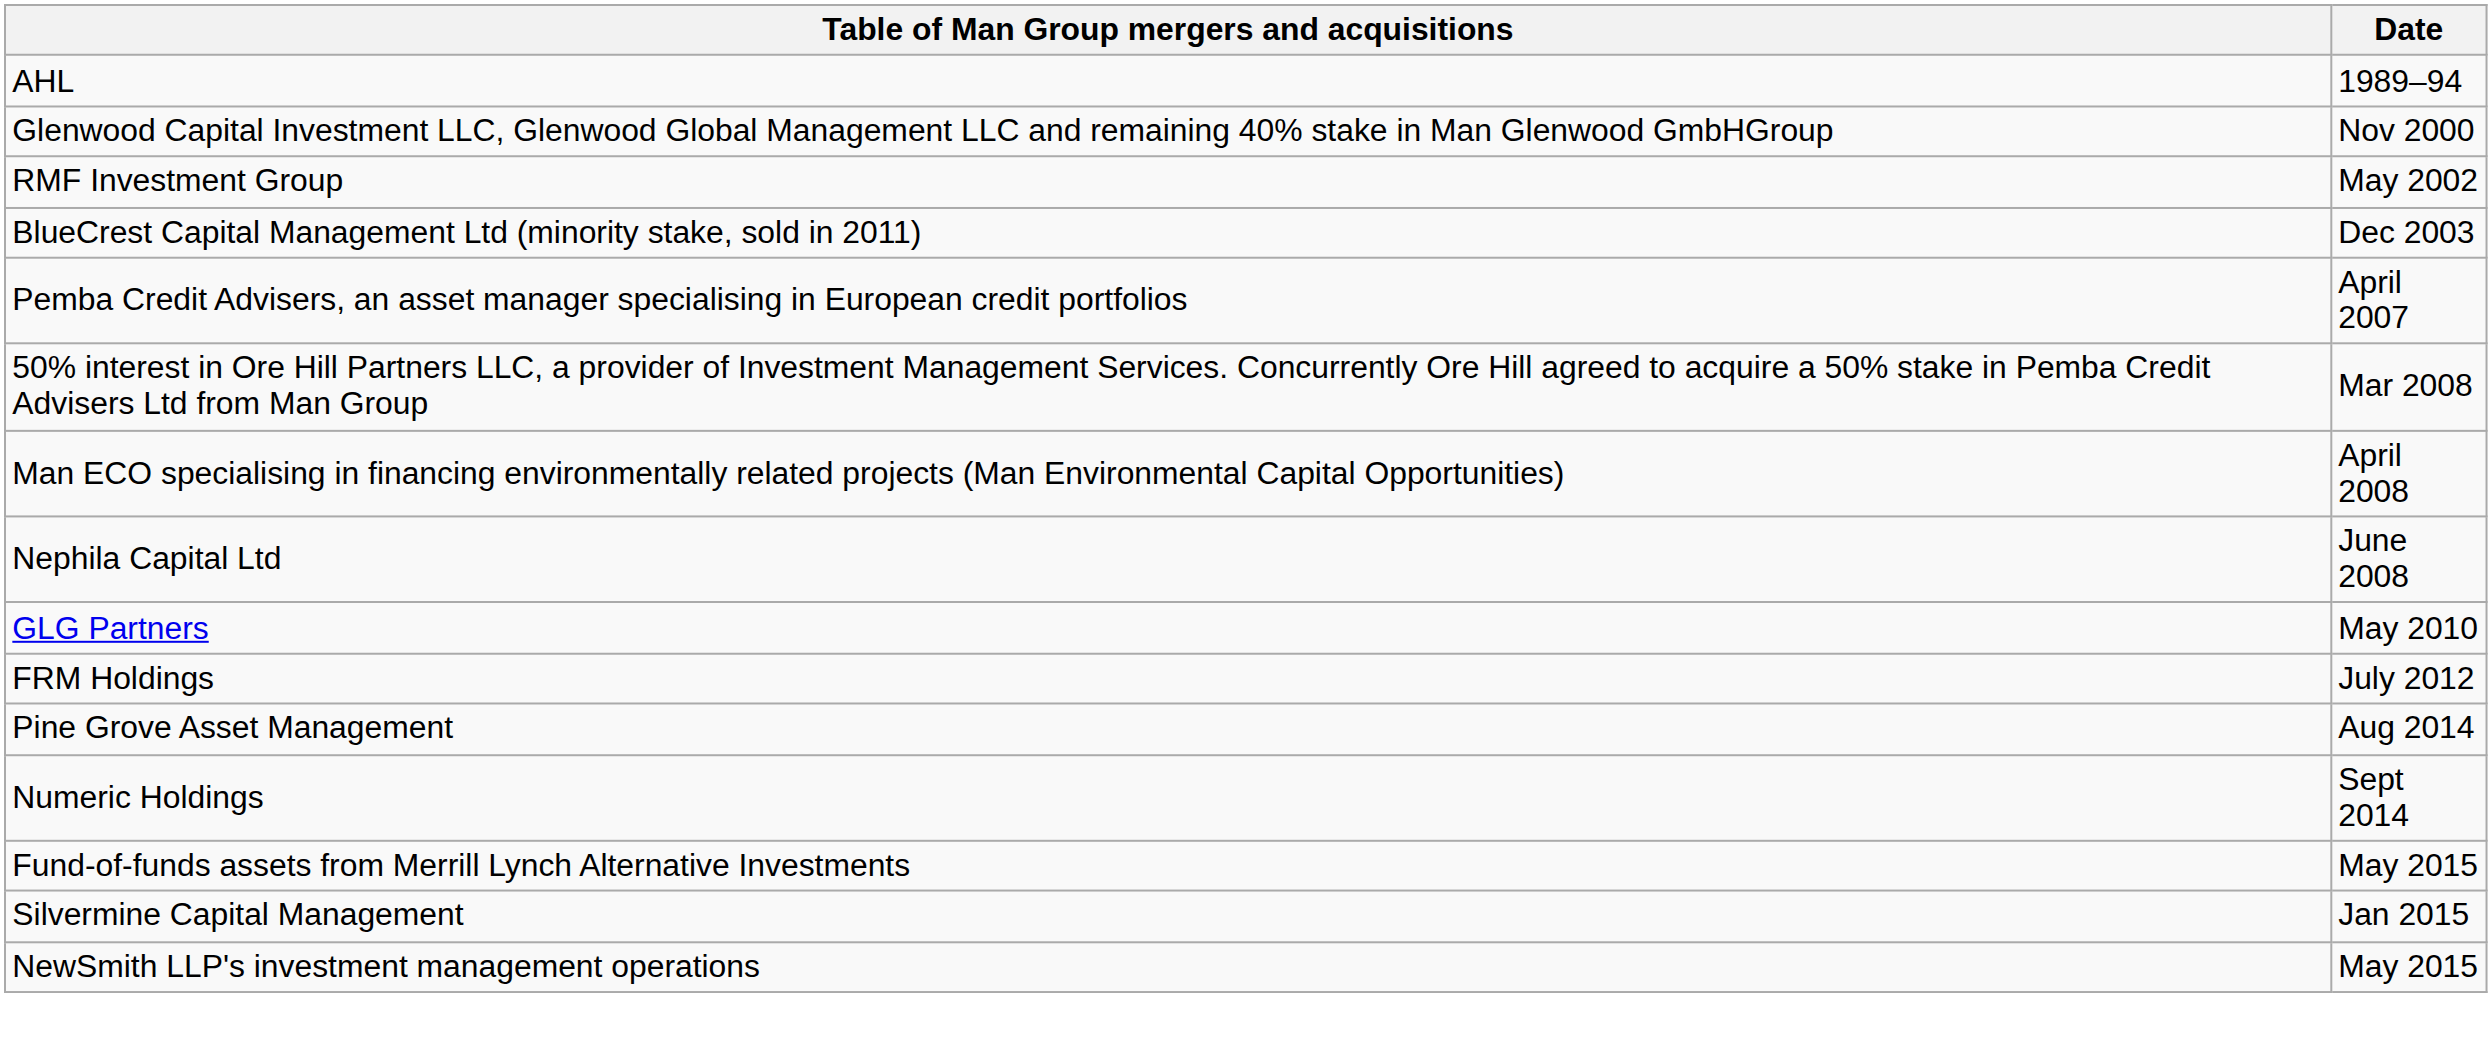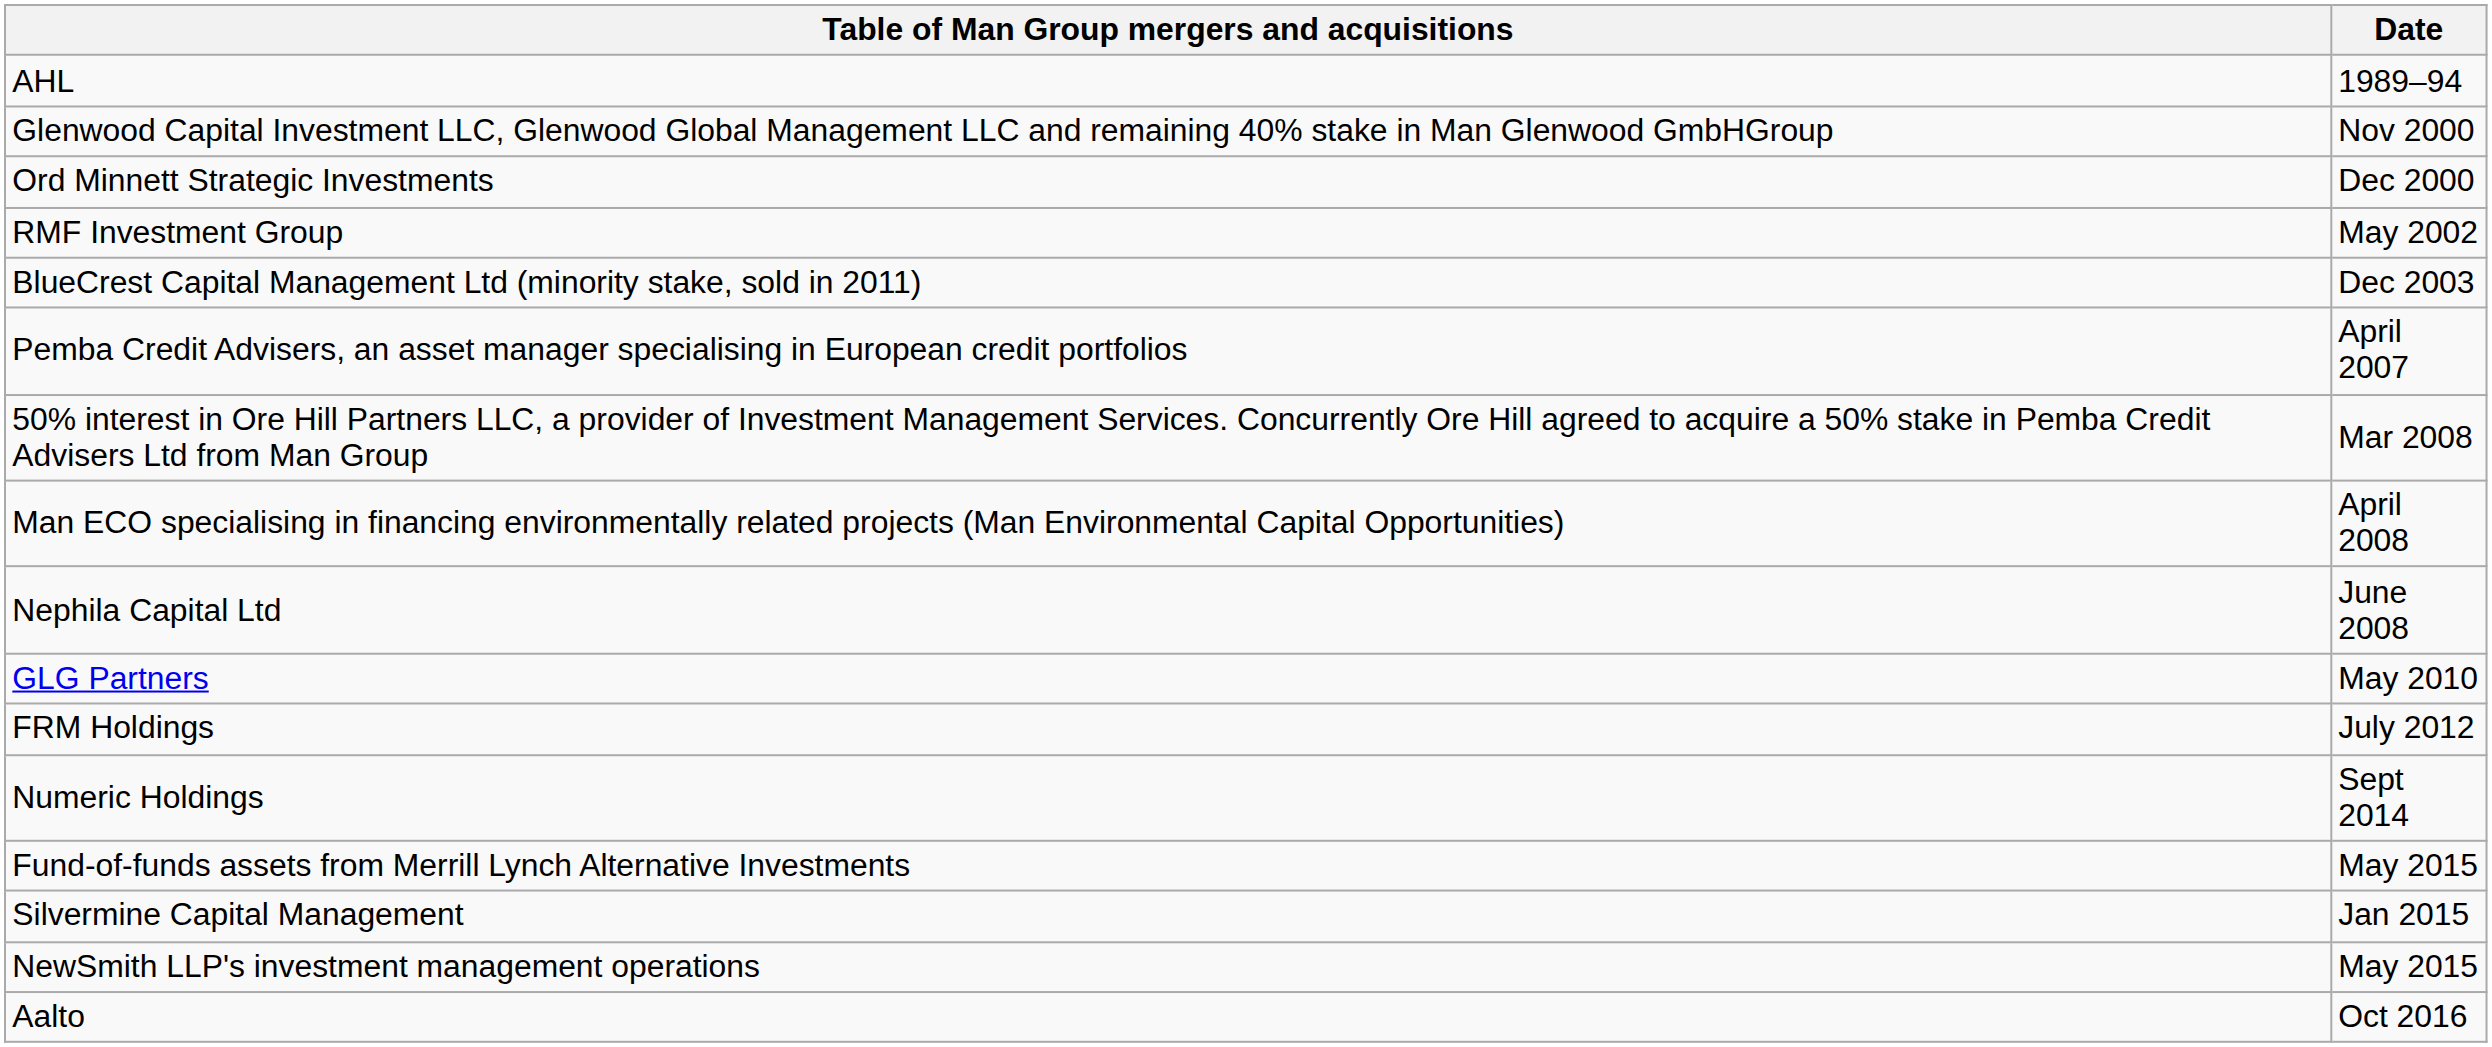+ row: (253, 181)
- row: (233, 728)
+ row: (49, 1016)
